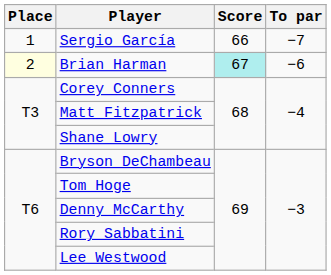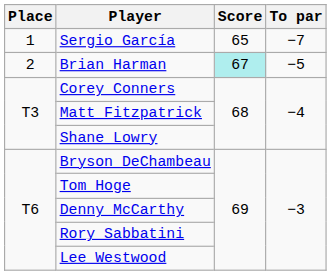(240, 41) 66 -> (240, 41) 65
(30, 65) lightyellow background -> (30, 65) no background
(296, 65) −6 -> (296, 65) −5
